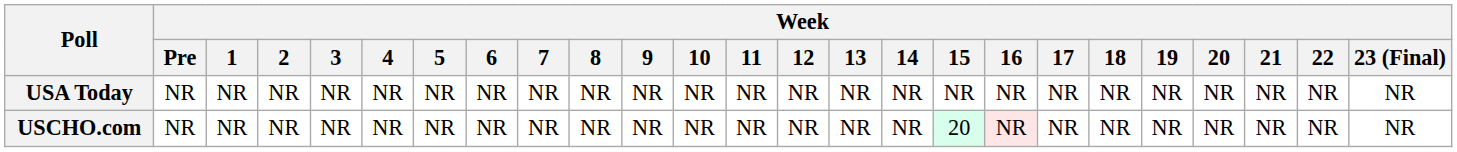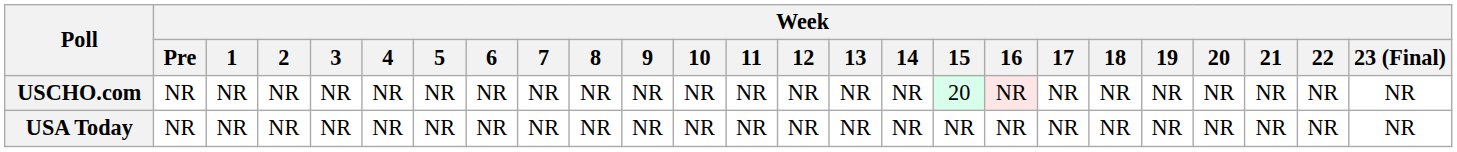rows swapped: (79, 127) <-> (79, 92)
